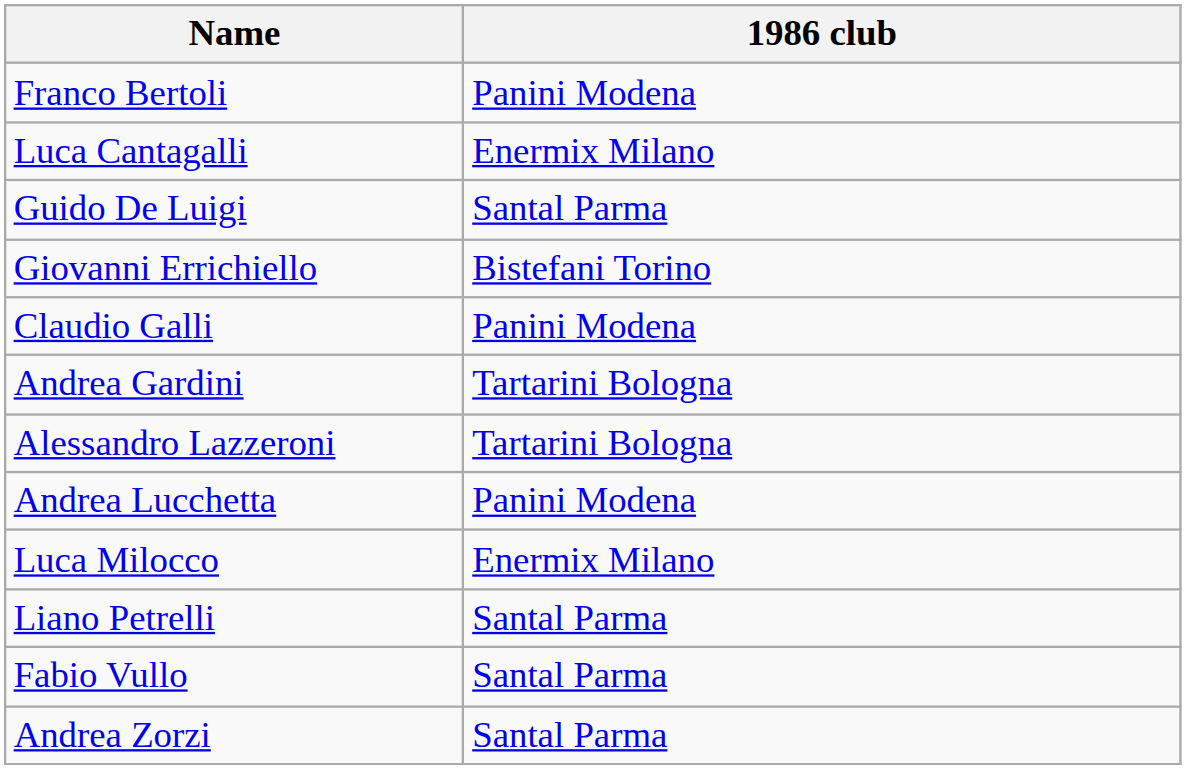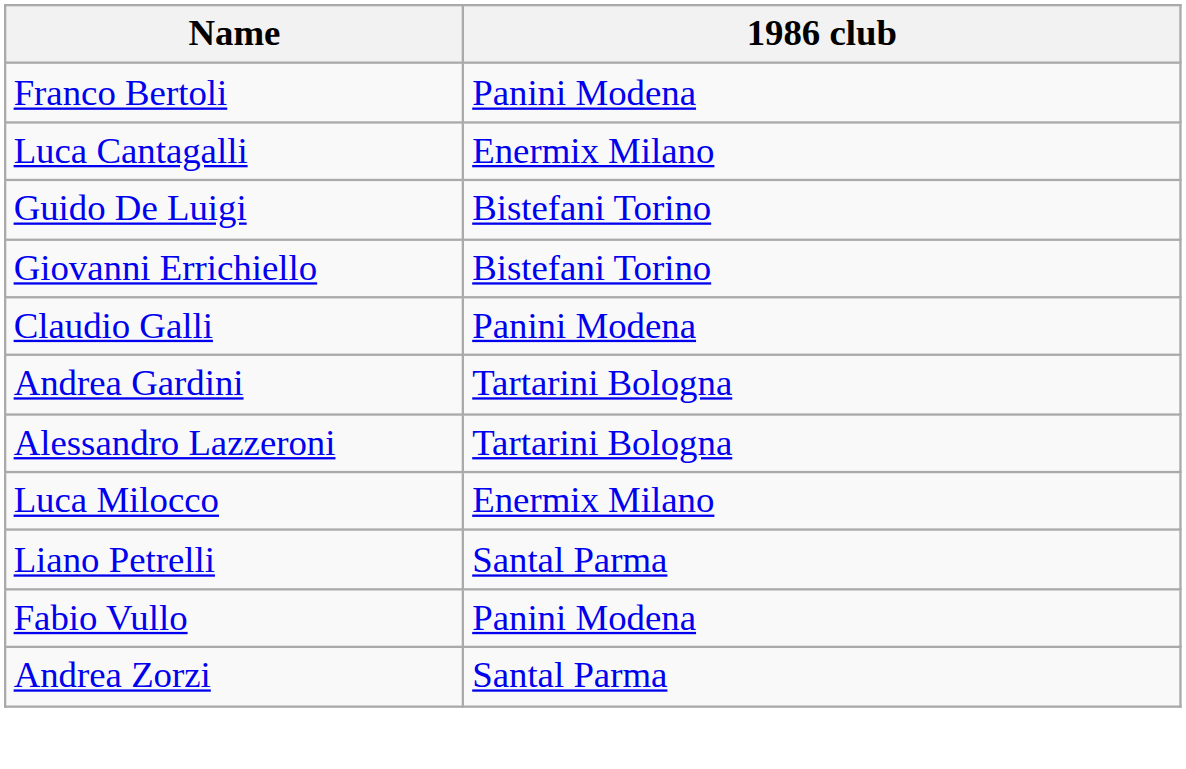(570, 208) Santal Parma -> (592, 208) Bistefani Torino
- row: (145, 500)
(570, 675) Santal Parma -> (584, 617) Panini Modena
